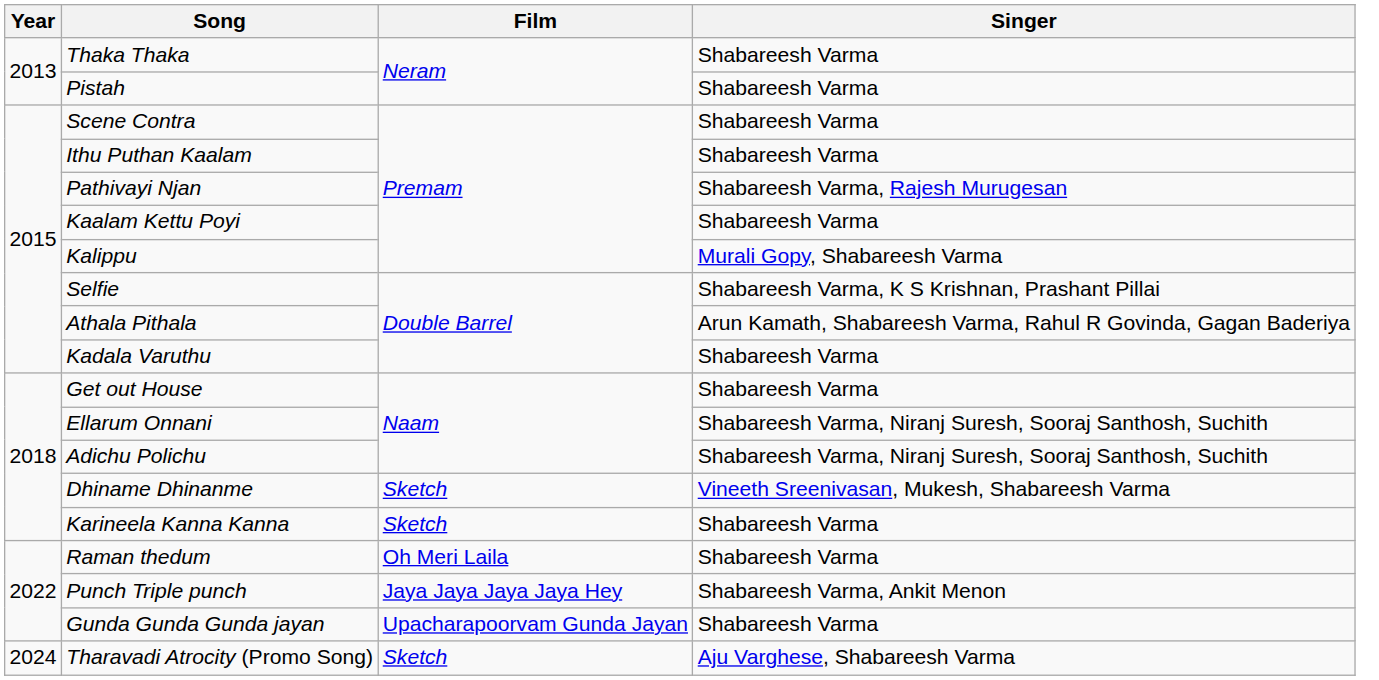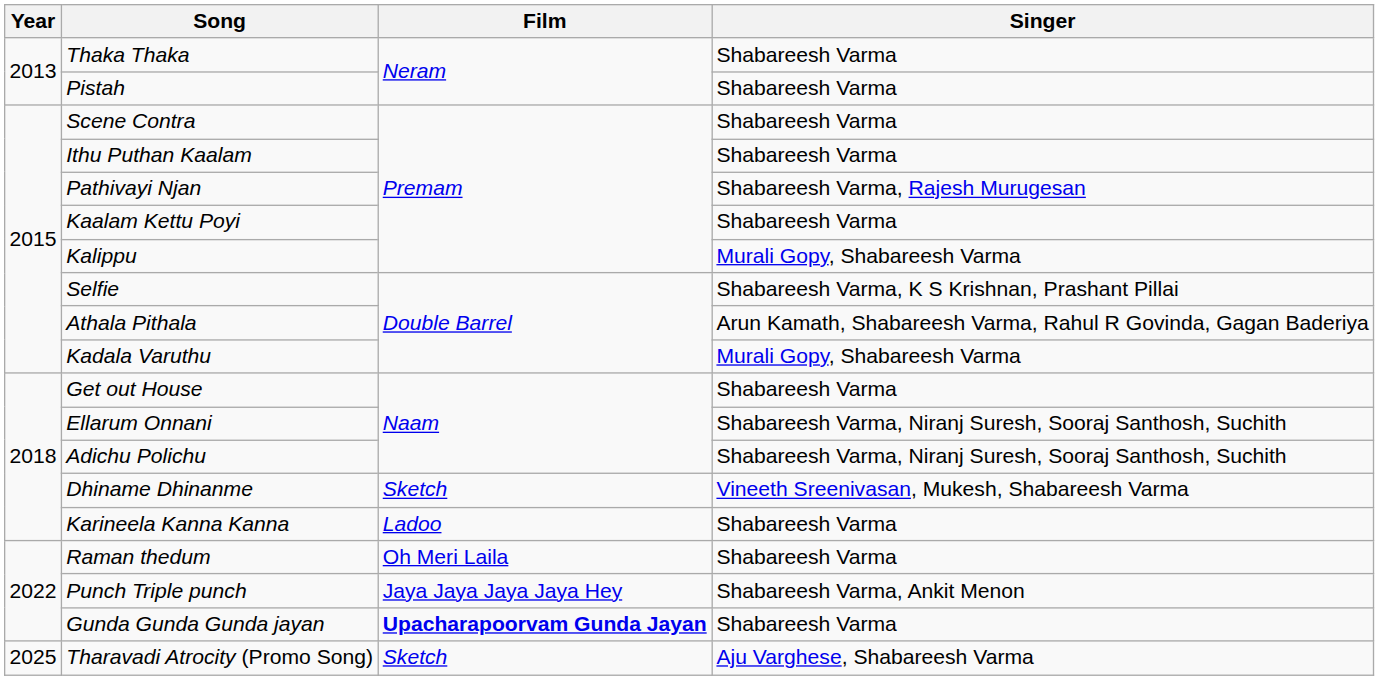(788, 356) Shabareesh Varma -> (869, 356) Murali Gopy, Shabareesh Varma
(415, 523) Sketch -> (412, 523) Ladoo
(535, 624) normal -> (545, 624) bold
(33, 657) 2024 -> (33, 657) 2025
